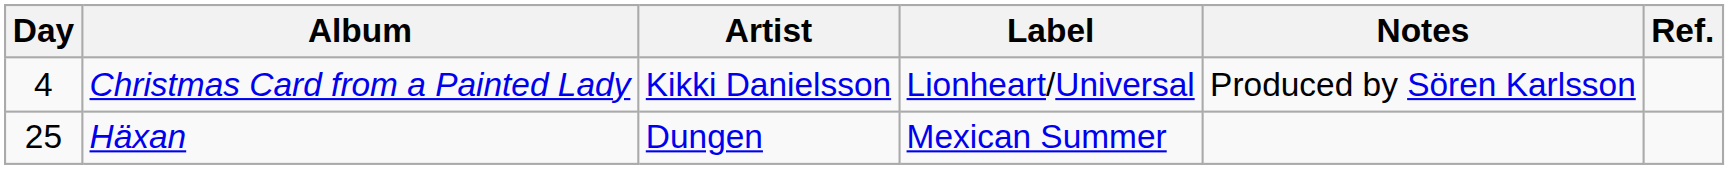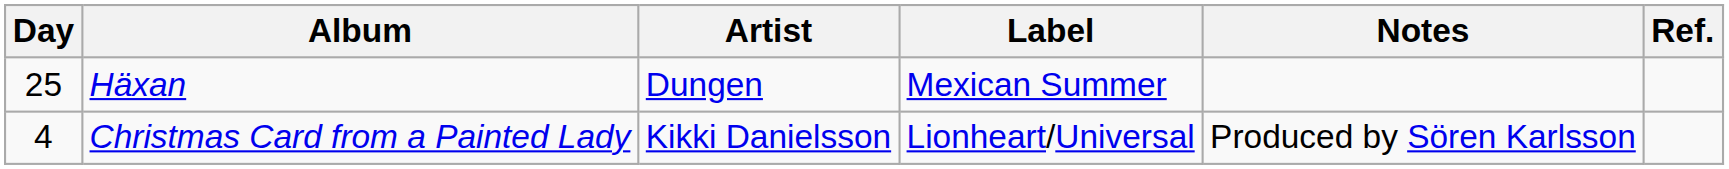rows swapped: (360, 84) <-> (138, 137)
